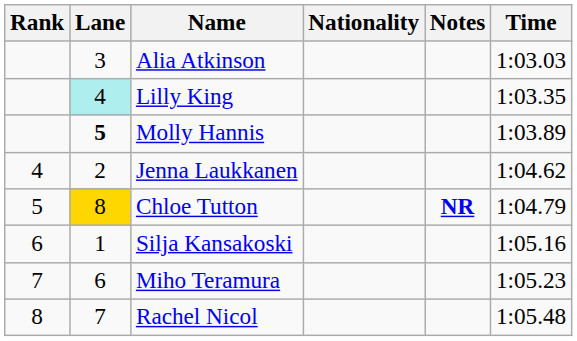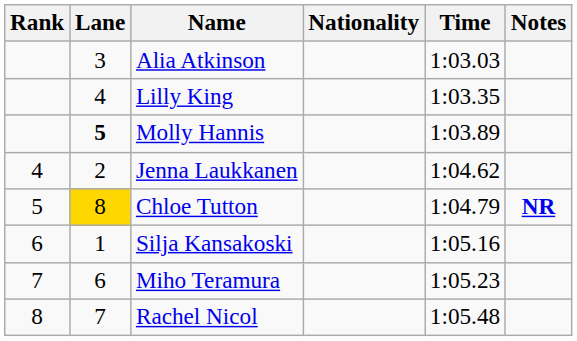columns swapped: (531, 22) <-> (458, 22)
(100, 96) paleturquoise background -> (100, 96) no background
